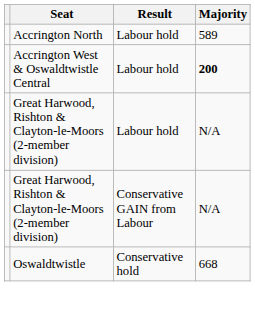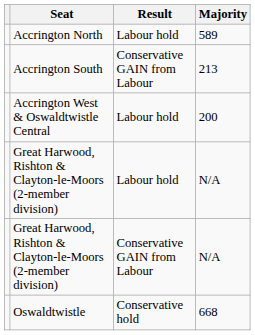+ row: (58, 68)
(208, 68) bold -> (208, 117) normal
